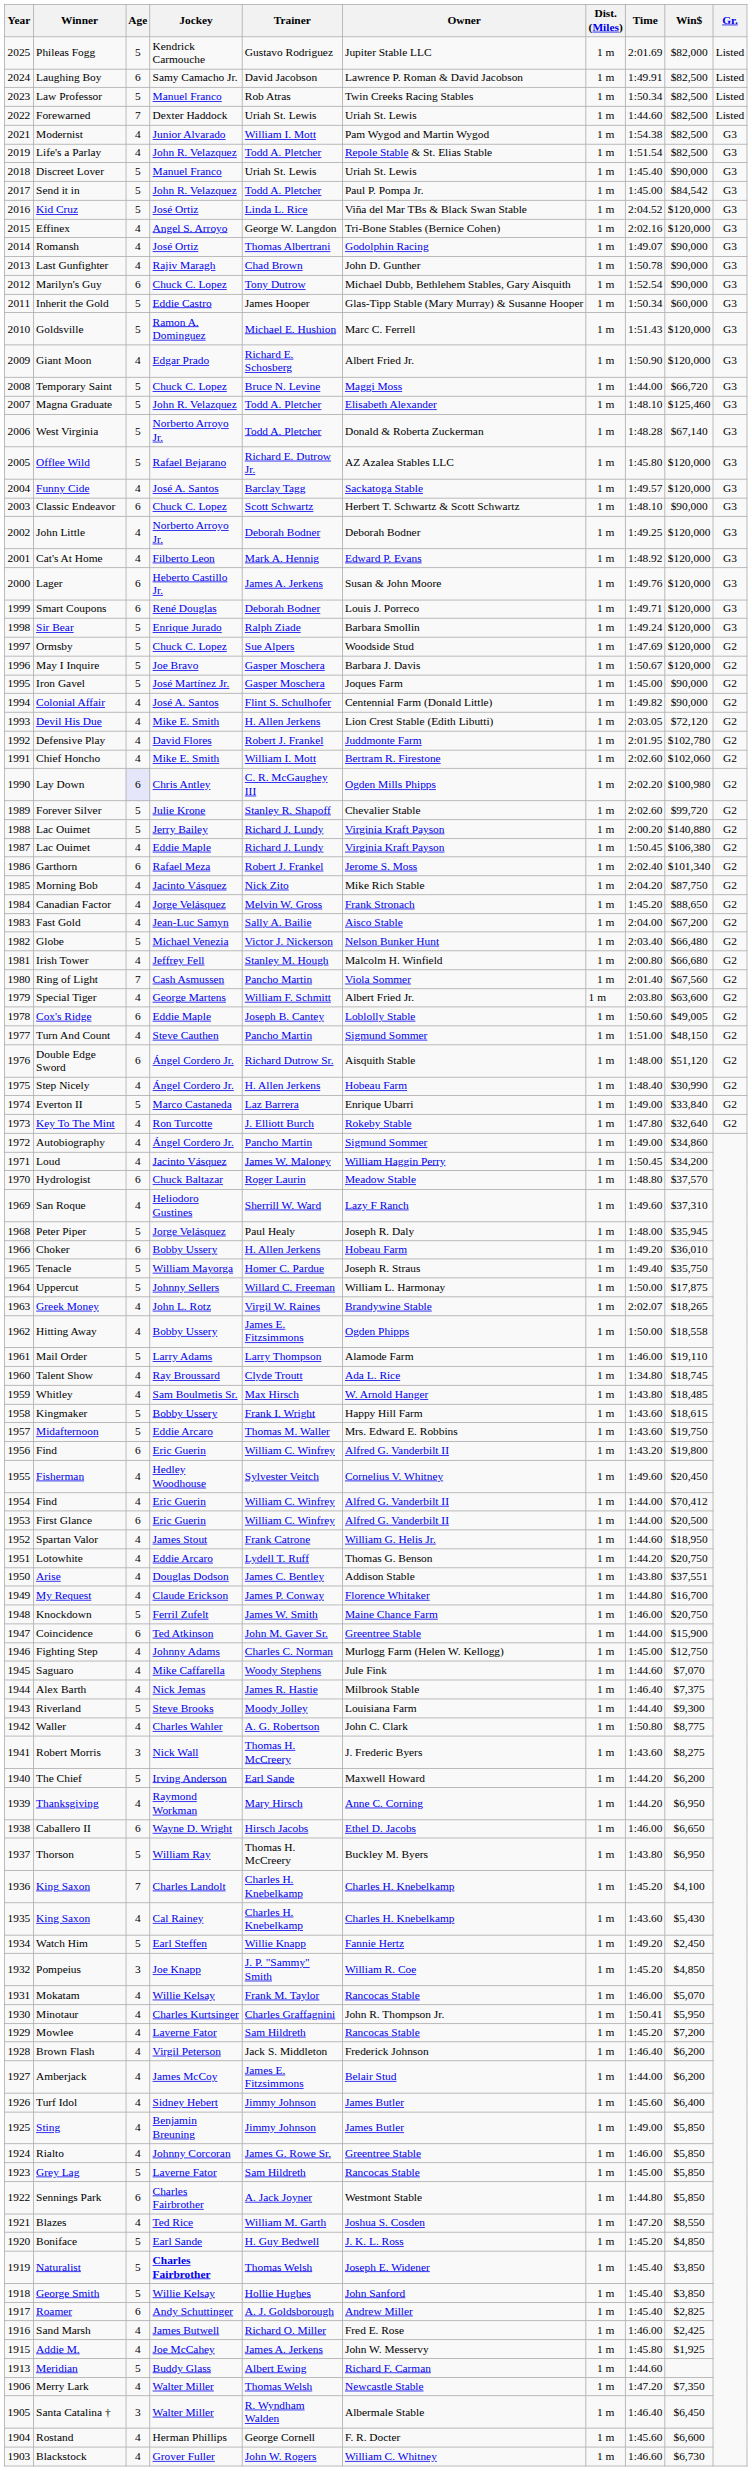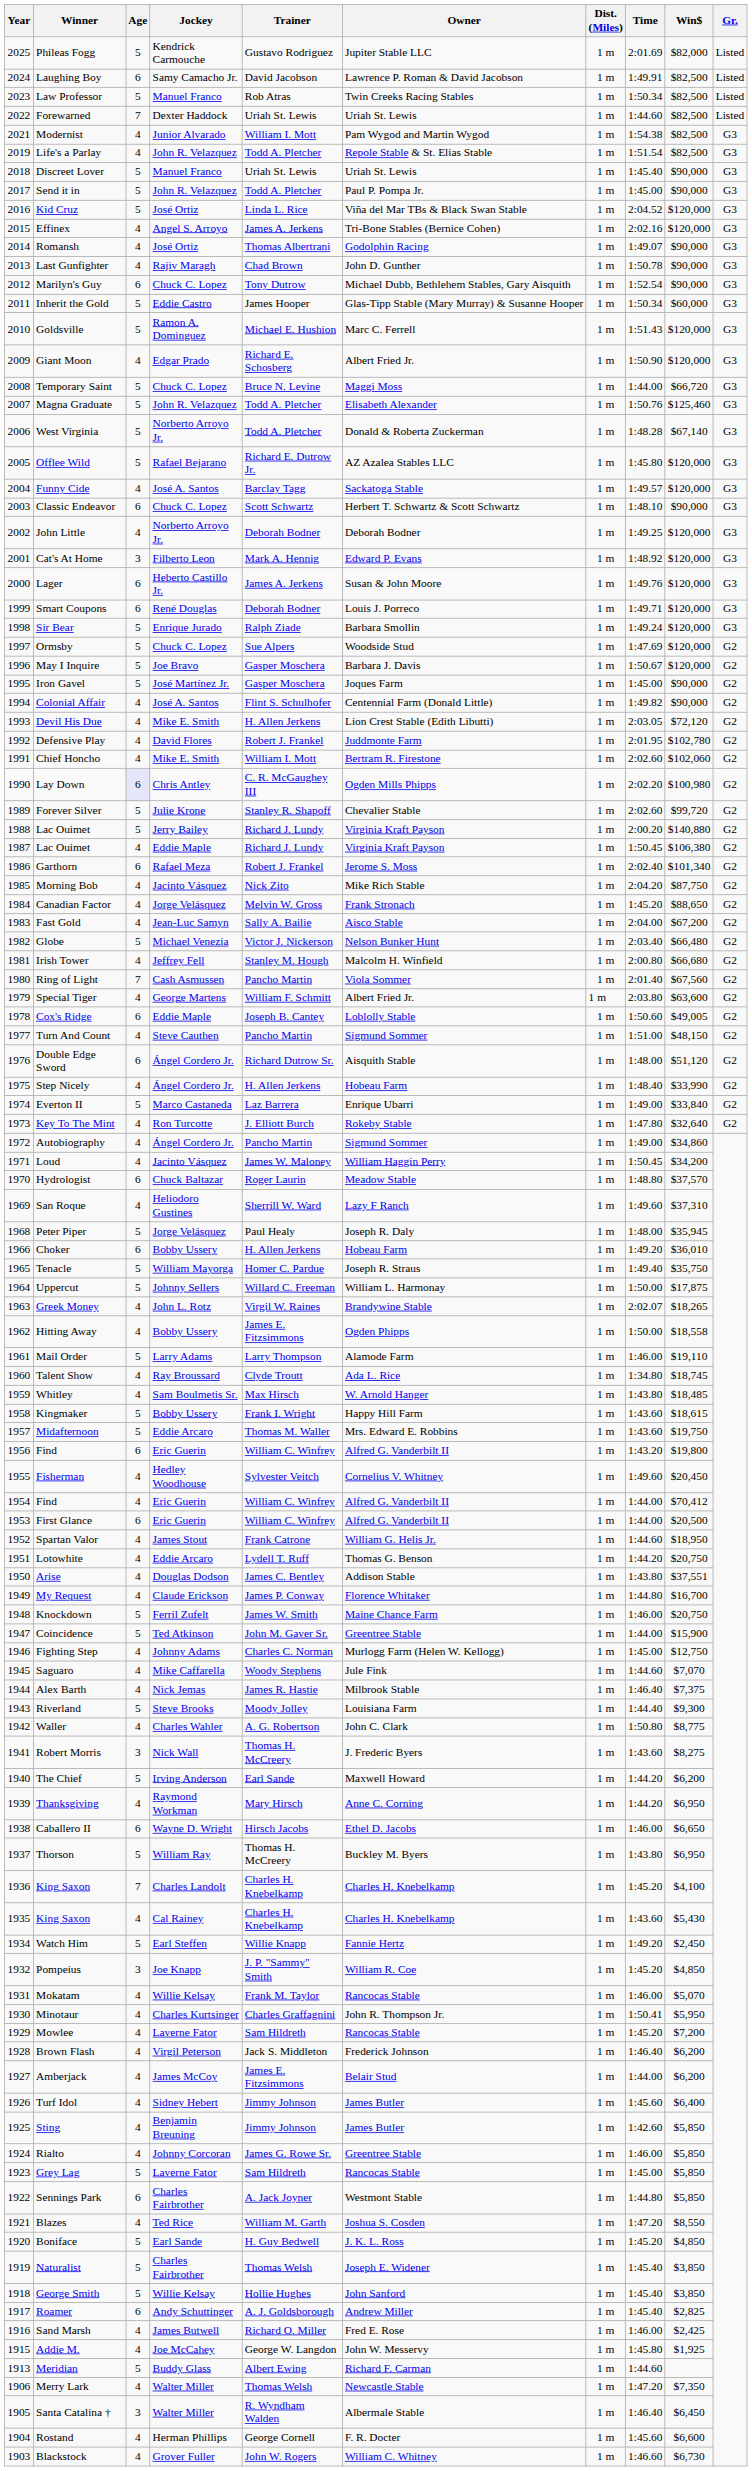(689, 191) $84,542 -> (689, 191) $90,000
(291, 228) George W. Langdon -> (284, 228) James A. Jerkens
(645, 405) 1:48.10 -> (645, 405) 1:50.76
(138, 558) 4 -> (138, 558) 3
(689, 1086) $30,990 -> (689, 1086) $33,990
(138, 1633) 6 -> (138, 1633) 5
(645, 2128) 1:49.00 -> (645, 2128) 1:42.60
(182, 2267) bold -> (178, 2267) normal
(284, 2349) James A. Jerkens -> (291, 2349) George W. Langdon
